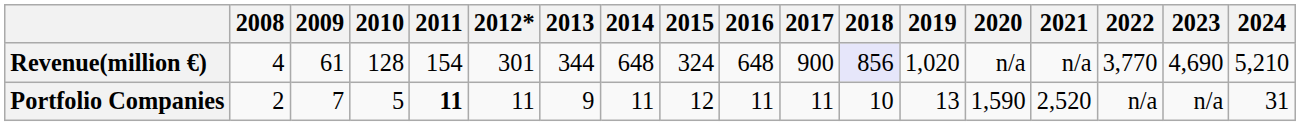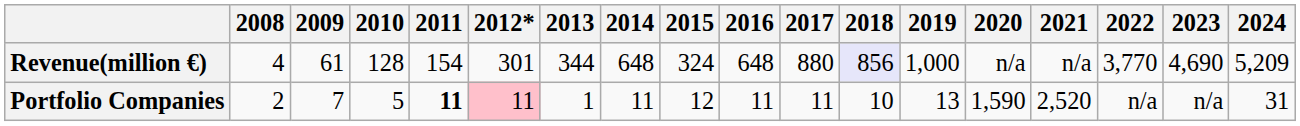(816, 62) 900 -> (816, 62) 880
(932, 62) 1,020 -> (932, 62) 1,000
(1262, 62) 5,210 -> (1262, 62) 5,209
(523, 100) no background -> (523, 100) pink background
(588, 100) 9 -> (588, 100) 1
